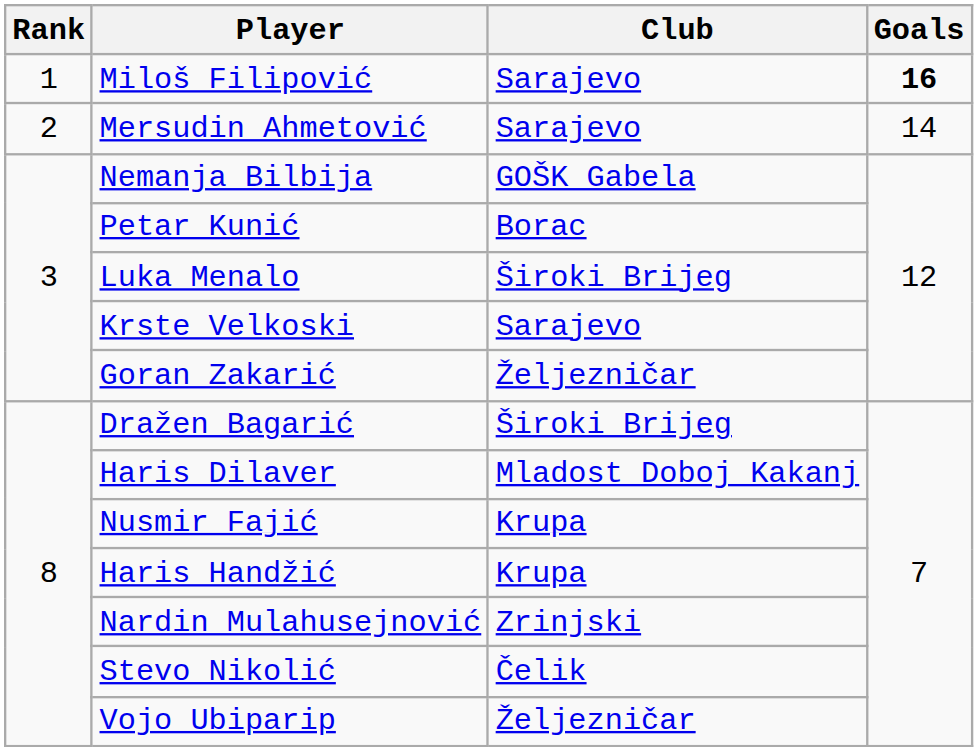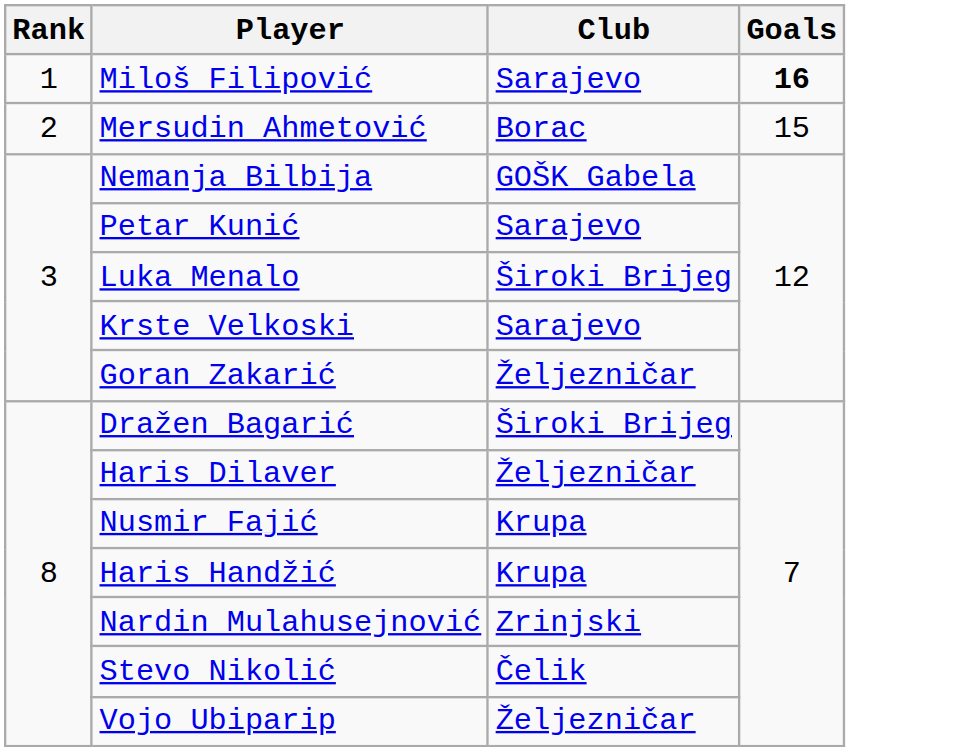(568, 129) Sarajevo -> (541, 129) Borac
(919, 129) 14 -> (792, 129) 15
(541, 227) Borac -> (568, 227) Sarajevo
(677, 474) Mladost Doboj Kakanj -> (596, 474) Željezničar
